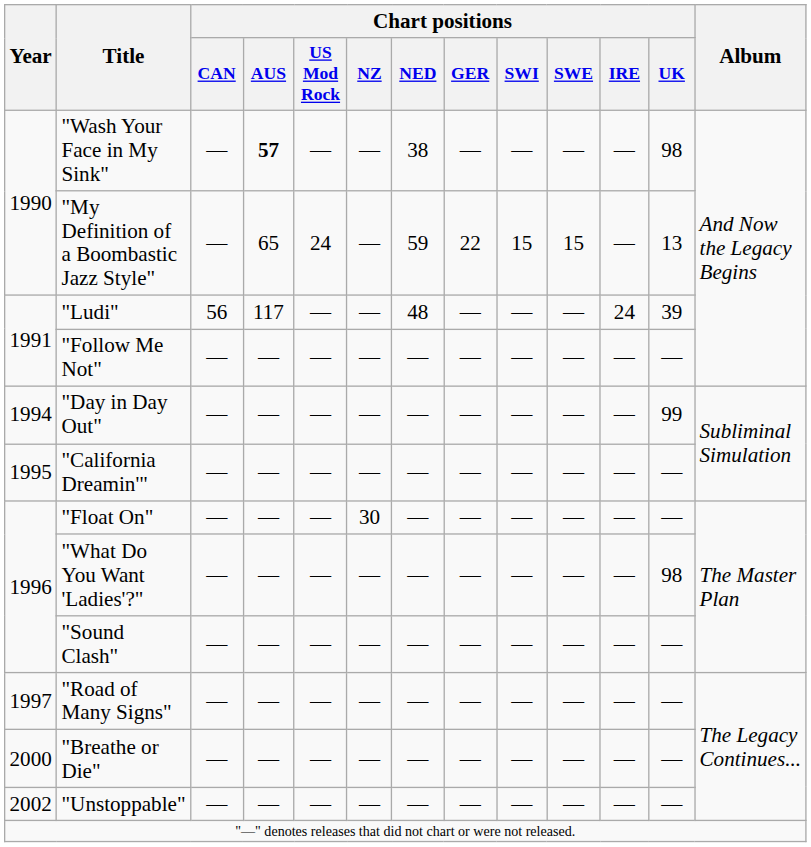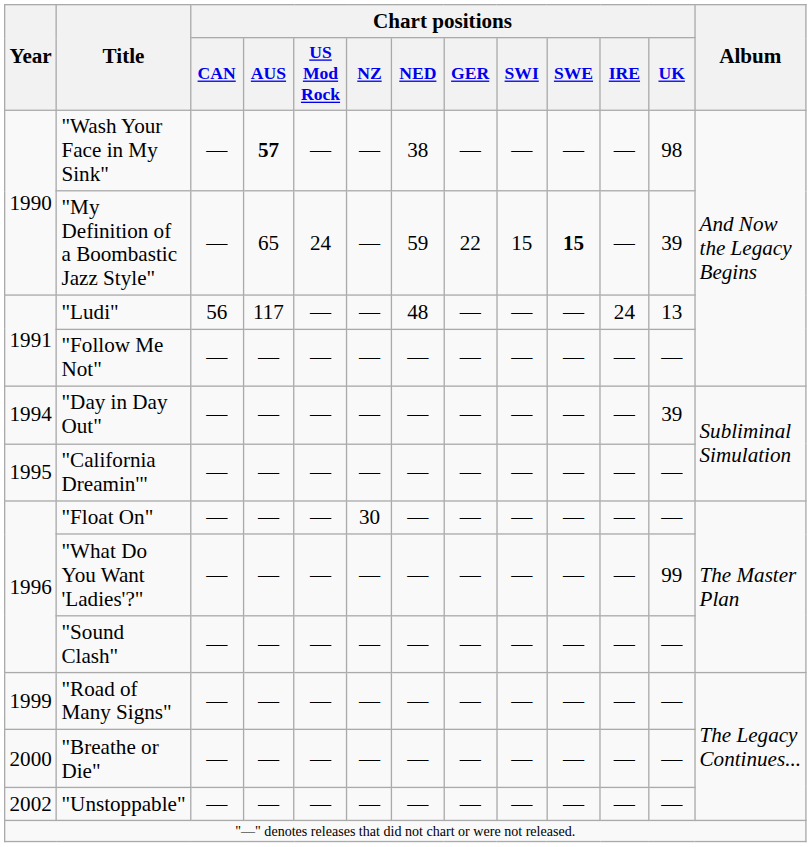(573, 243) normal -> (573, 243) bold
(672, 243) 13 -> (672, 243) 39
(672, 312) 39 -> (672, 312) 13
(672, 414) 99 -> (672, 414) 39
(672, 574) 98 -> (672, 574) 99
(31, 701) 1997 -> (31, 701) 1999
